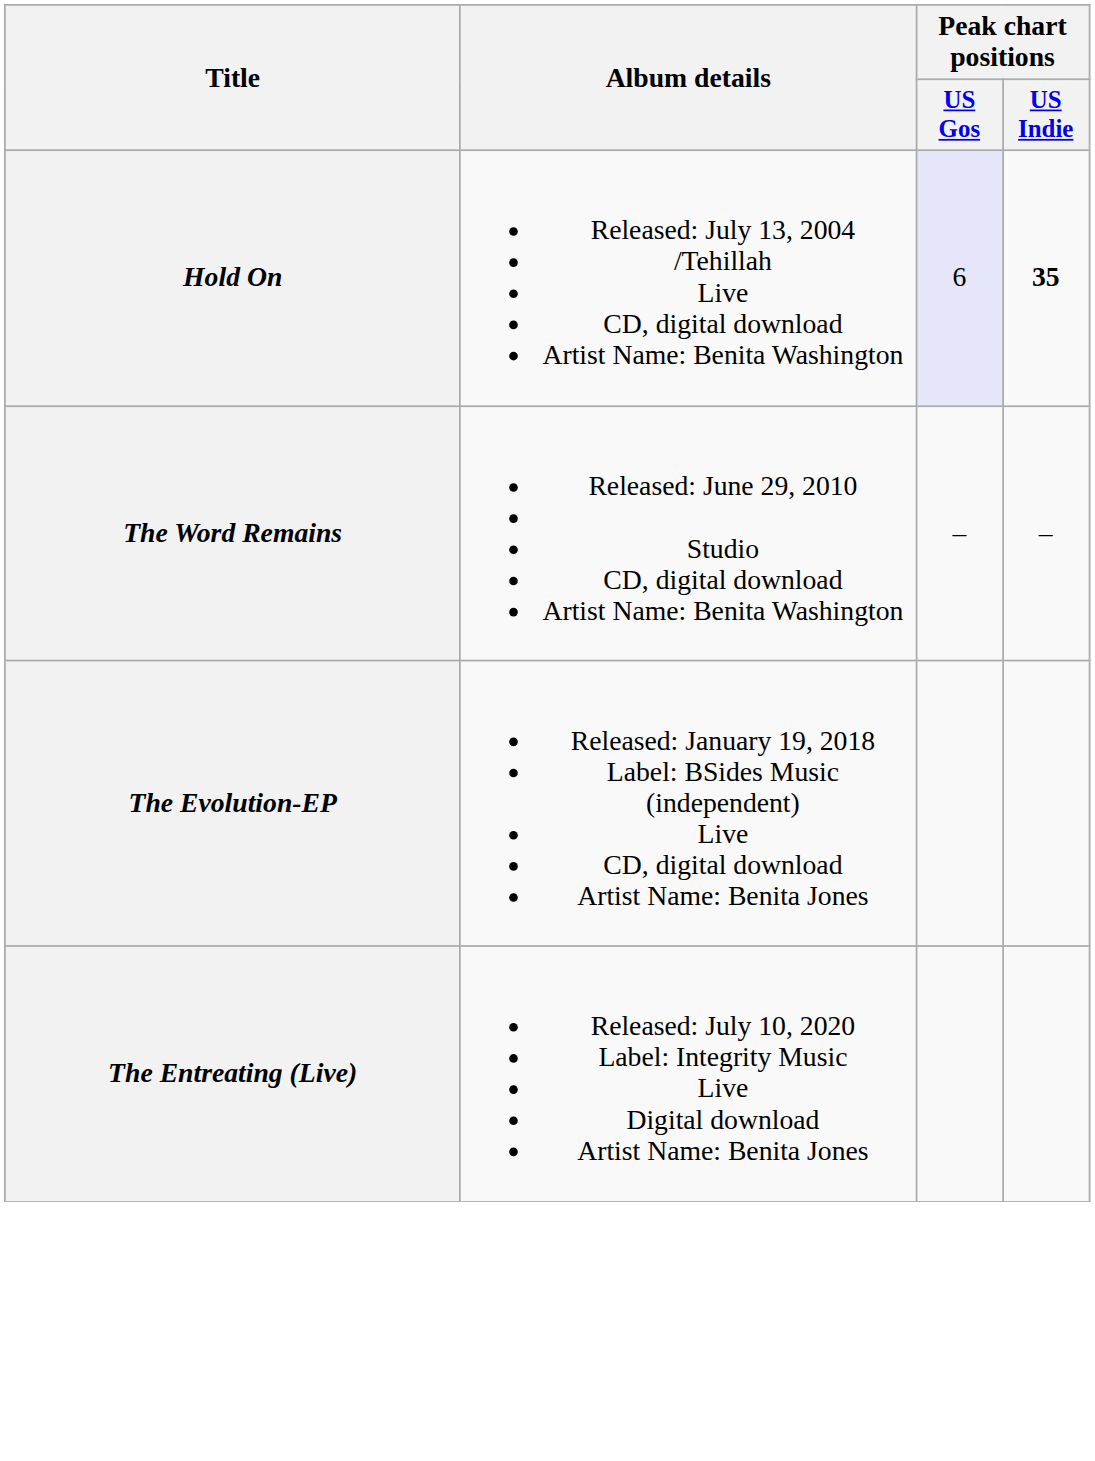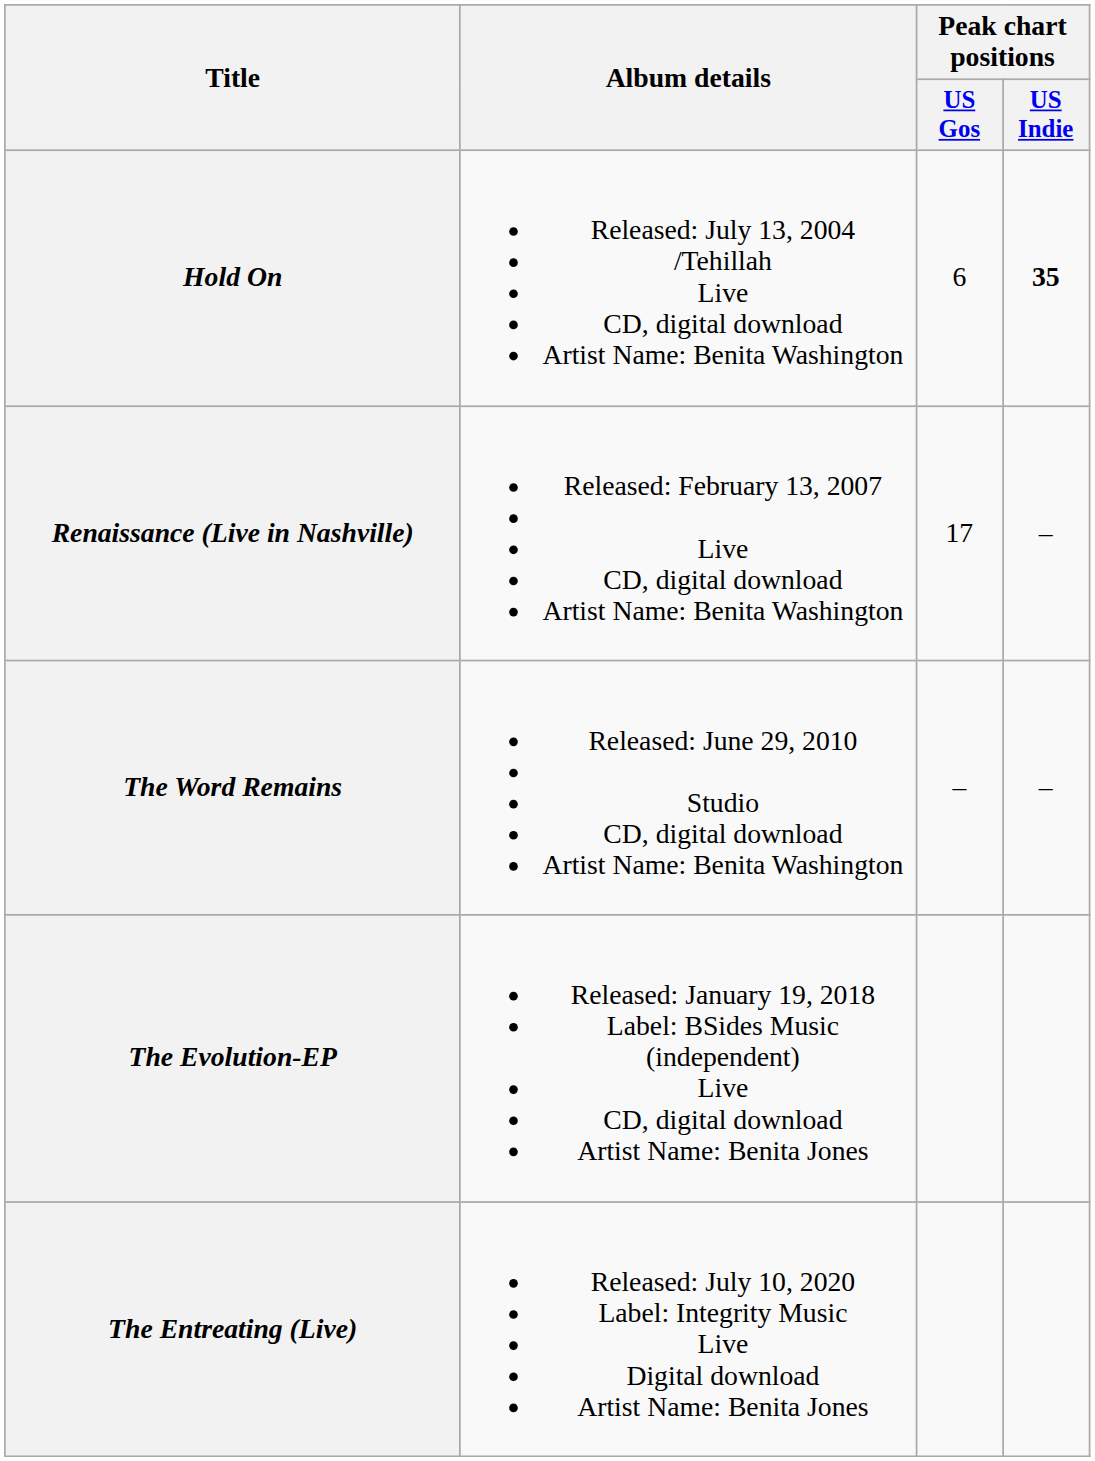(959, 277) lavender background -> (959, 277) no background
+ row: (233, 532)
